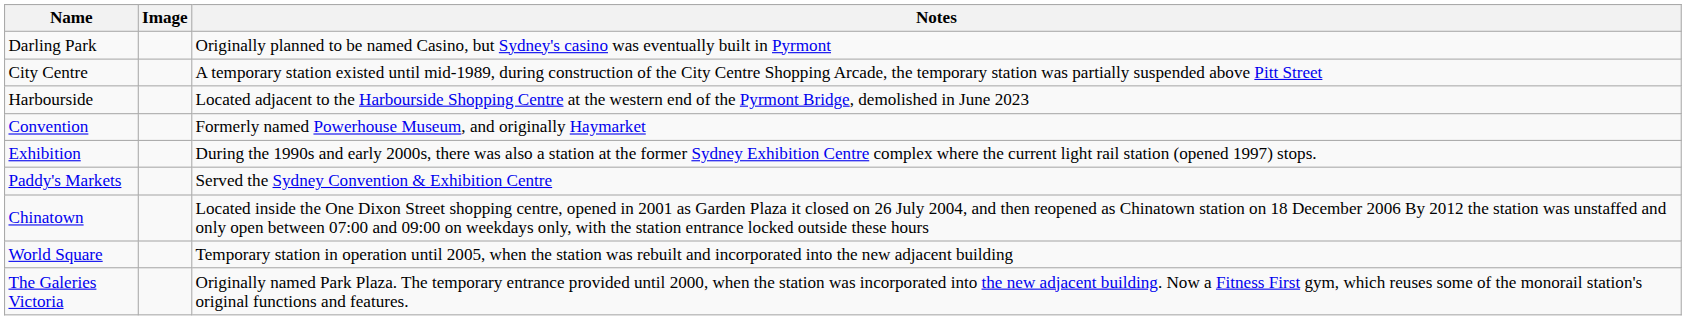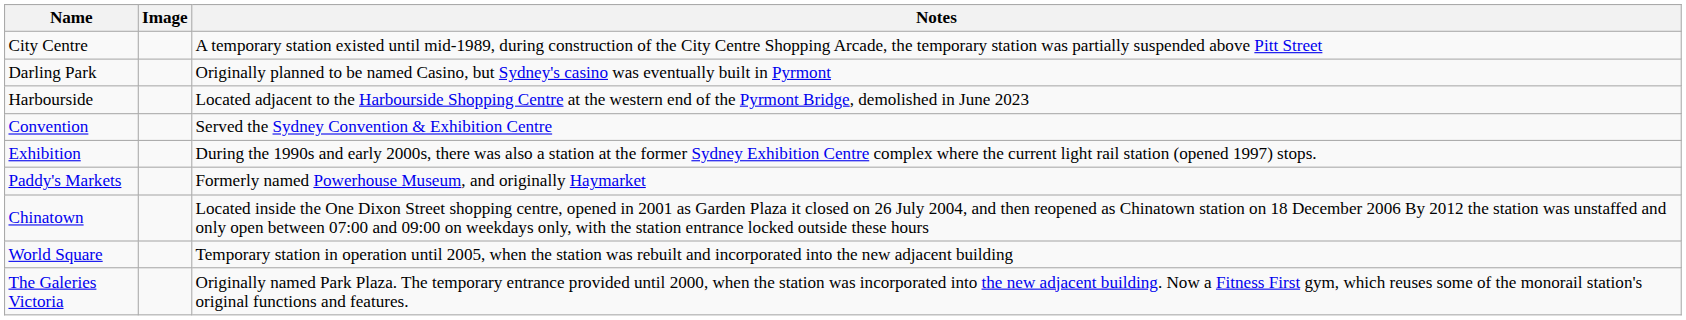rows swapped: (48, 72) <-> (52, 45)
(421, 126) Formerly named Powerhouse Museum, and originally Haymarket -> (374, 126) Served the Sydney Convention & Exhibition Centre
(374, 180) Served the Sydney Convention & Exhibition Centre -> (421, 180) Formerly named Powerhouse Museum, and originally Haymarket
